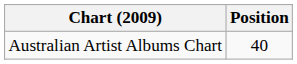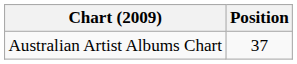(259, 45) 40 -> (259, 45) 37
